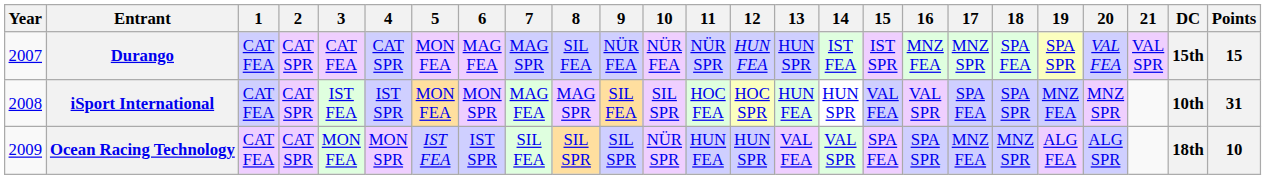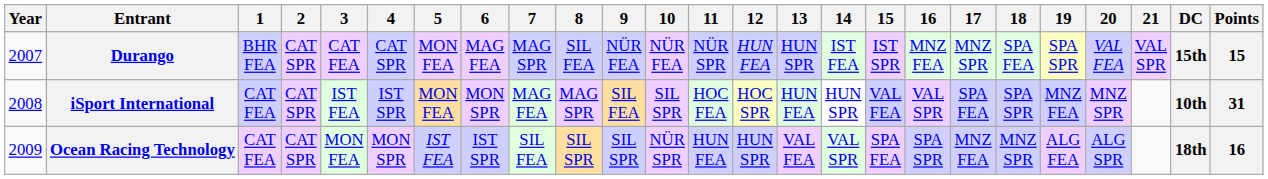(259, 55) CAT FEA -> (260, 55) BHR FEA
(1234, 149) 10 -> (1237, 149) 16
